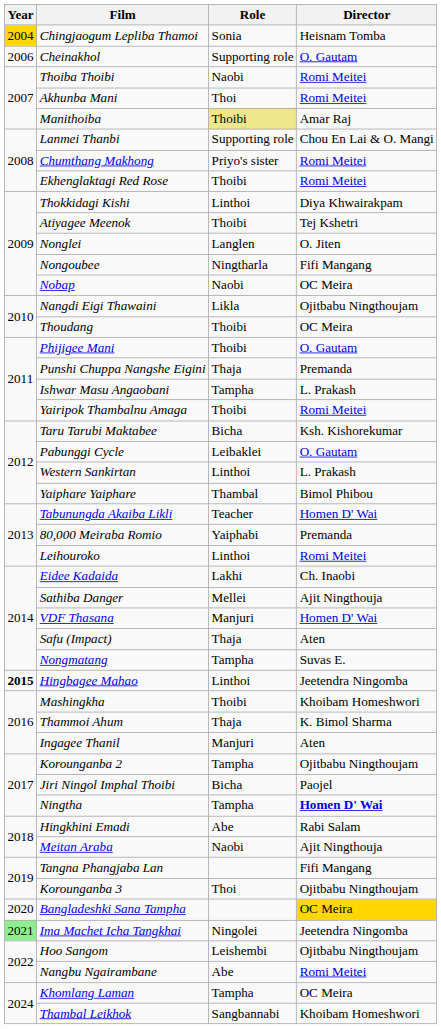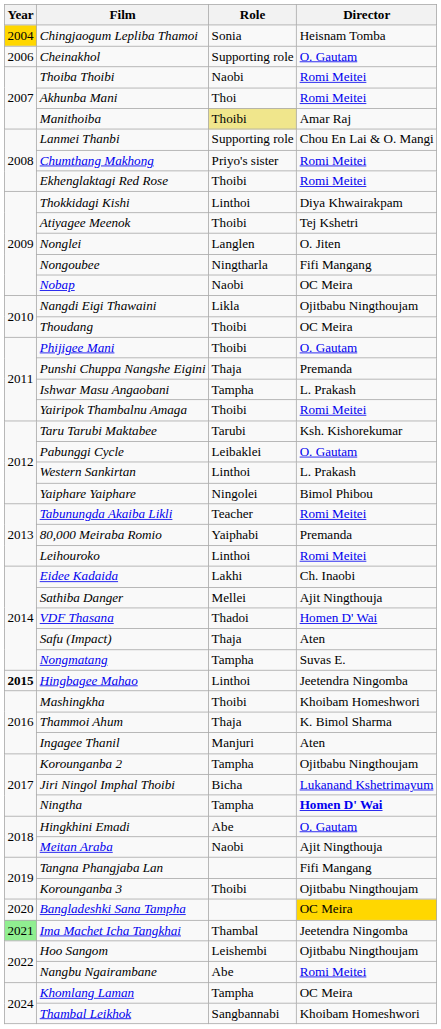(227, 431) Bicha -> (229, 431) Tarubi
(235, 493) Thambal -> (235, 493) Ningolei
(338, 514) Homen D' Wai -> (333, 514) Romi Meitei
(233, 618) Manjuri -> (230, 618) Thadoi
(316, 784) Paojel -> (367, 784) Lukanand Kshetrimayum
(330, 826) Rabi Salam -> (328, 826) O. Gautam
(224, 888) Thoi -> (229, 888) Thoibi
(235, 930) Ningolei -> (235, 930) Thambal
